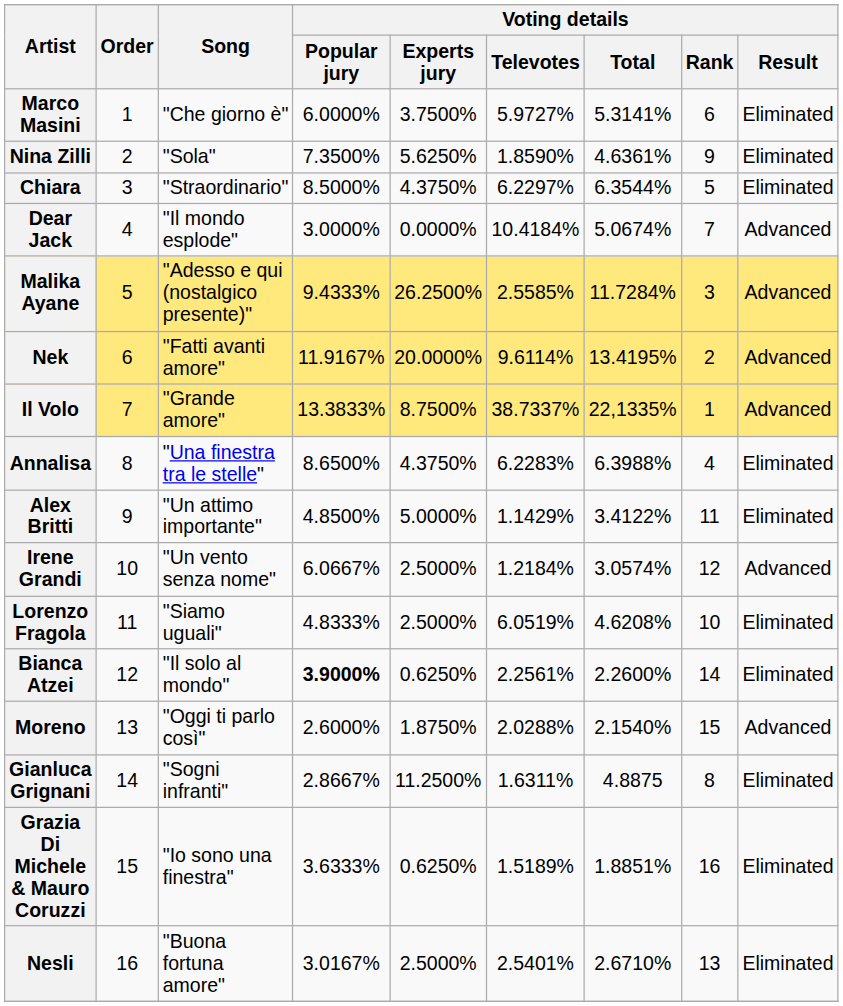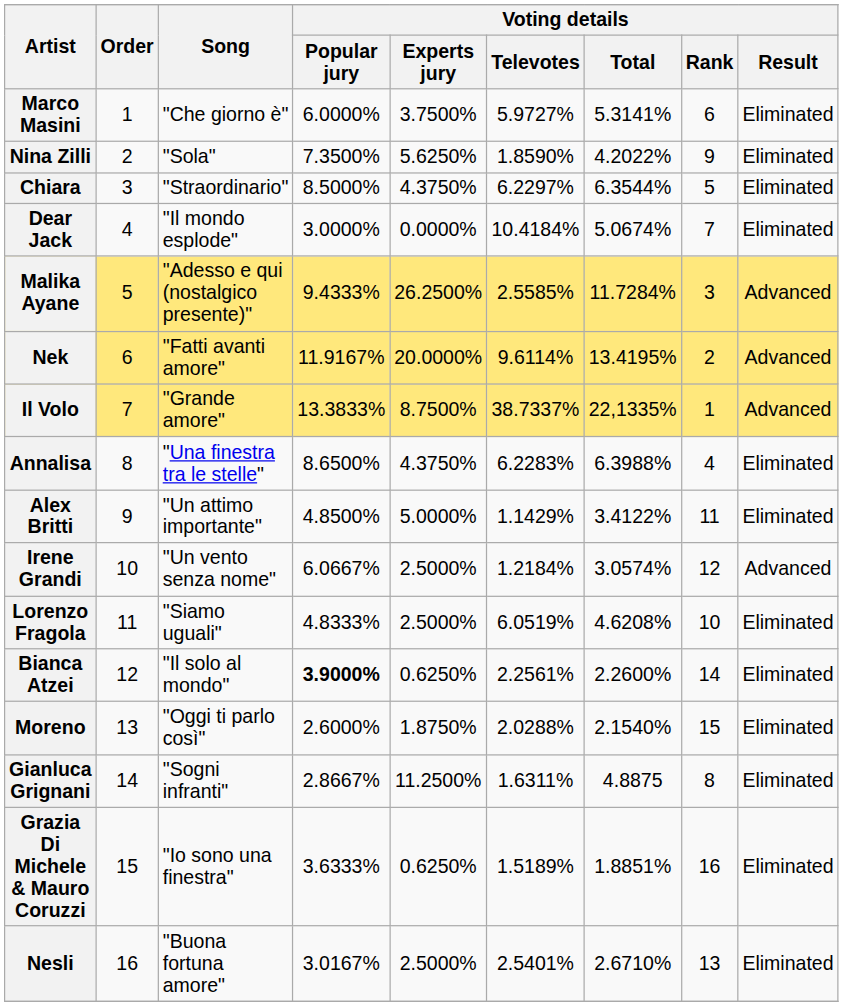(633, 156) 4.6361% -> (633, 156) 4.2022%
(788, 229) Advanced -> (788, 229) Eliminated
(788, 727) Advanced -> (788, 727) Eliminated
